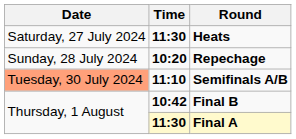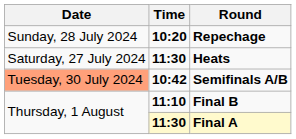rows swapped: (212, 36) <-> (229, 58)
(169, 79) 11:10 -> (169, 79) 10:42
(169, 101) 10:42 -> (169, 101) 11:10
